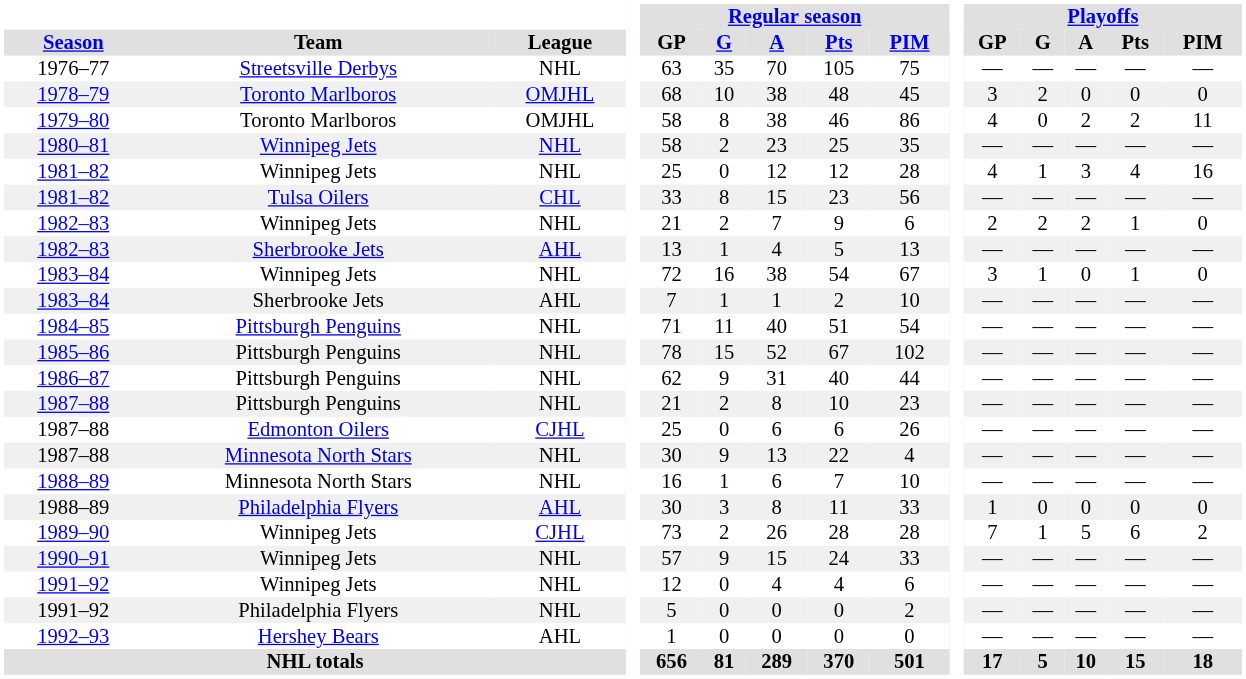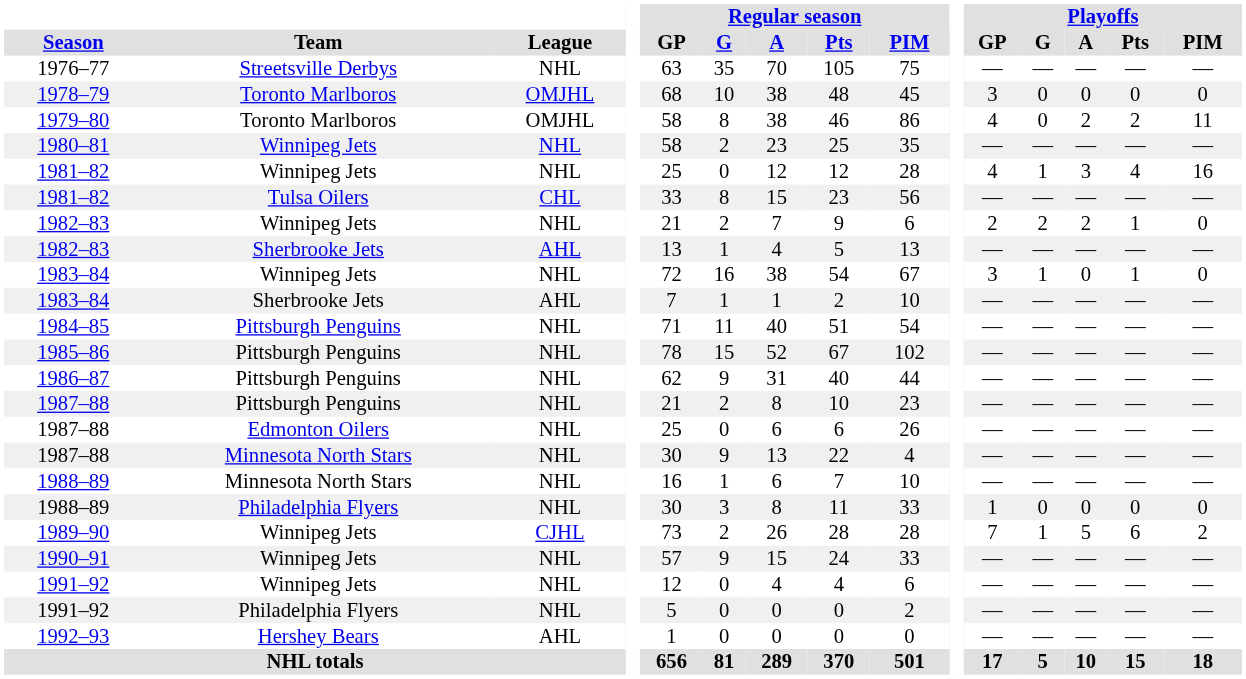(1043, 94) 2 -> (1043, 94) 0
(560, 429) CJHL -> (560, 429) NHL
(560, 506) AHL -> (560, 506) NHL
